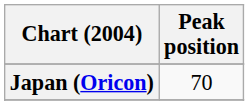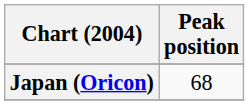(202, 81) 70 -> (202, 81) 68
